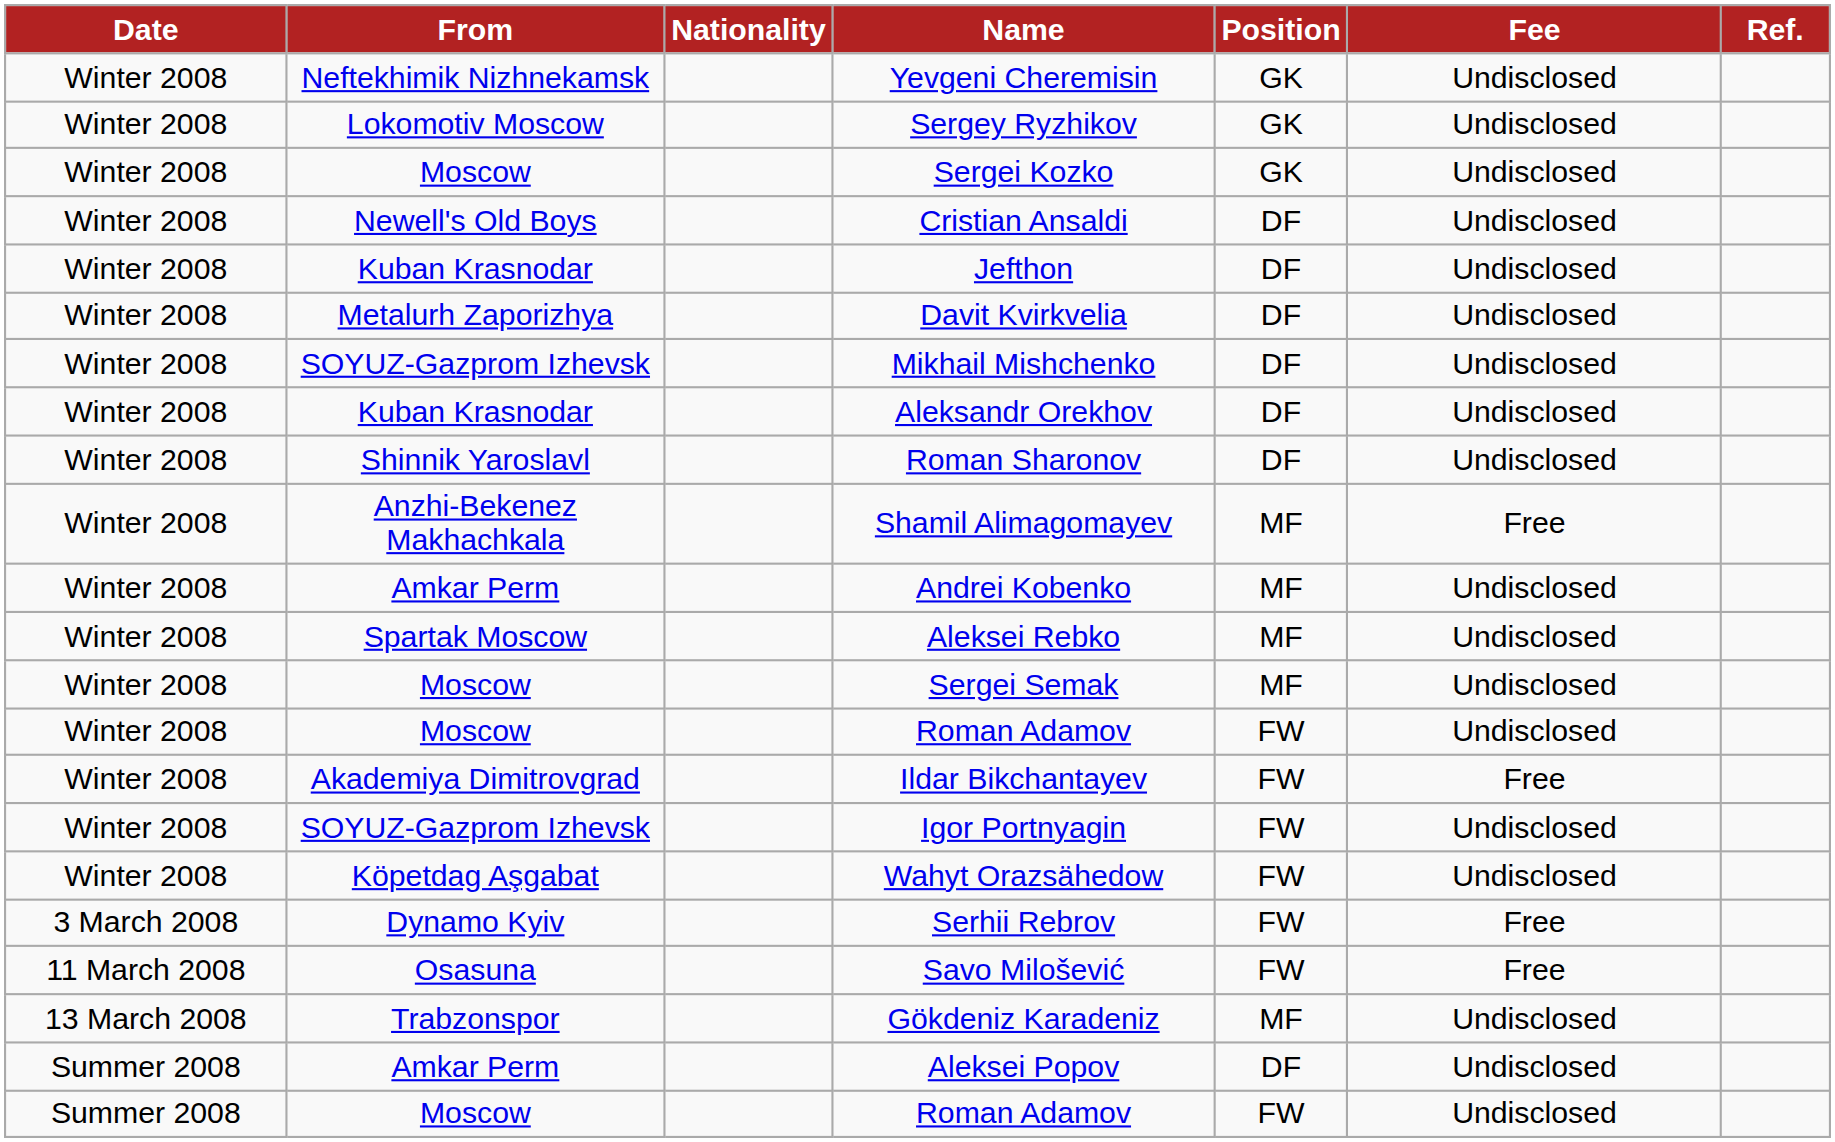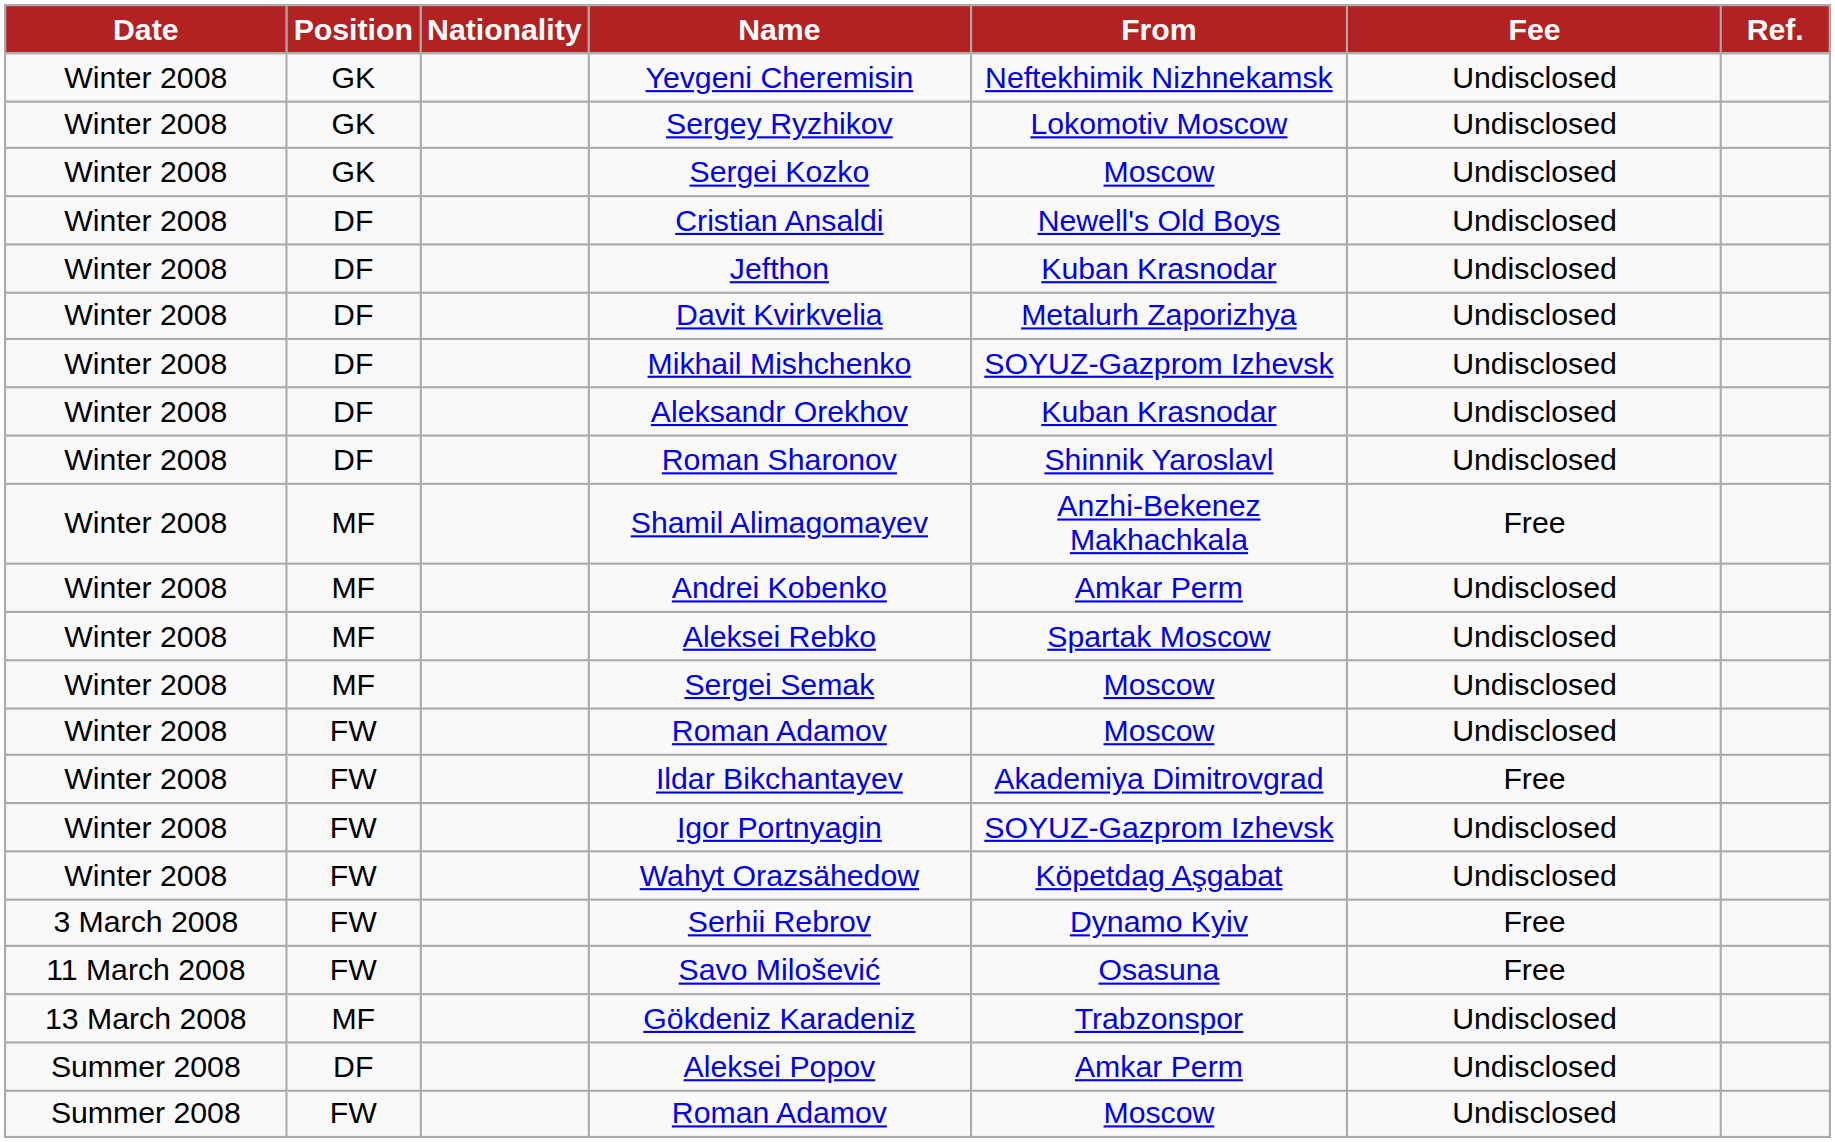columns swapped: (1281, 29) <-> (475, 29)
